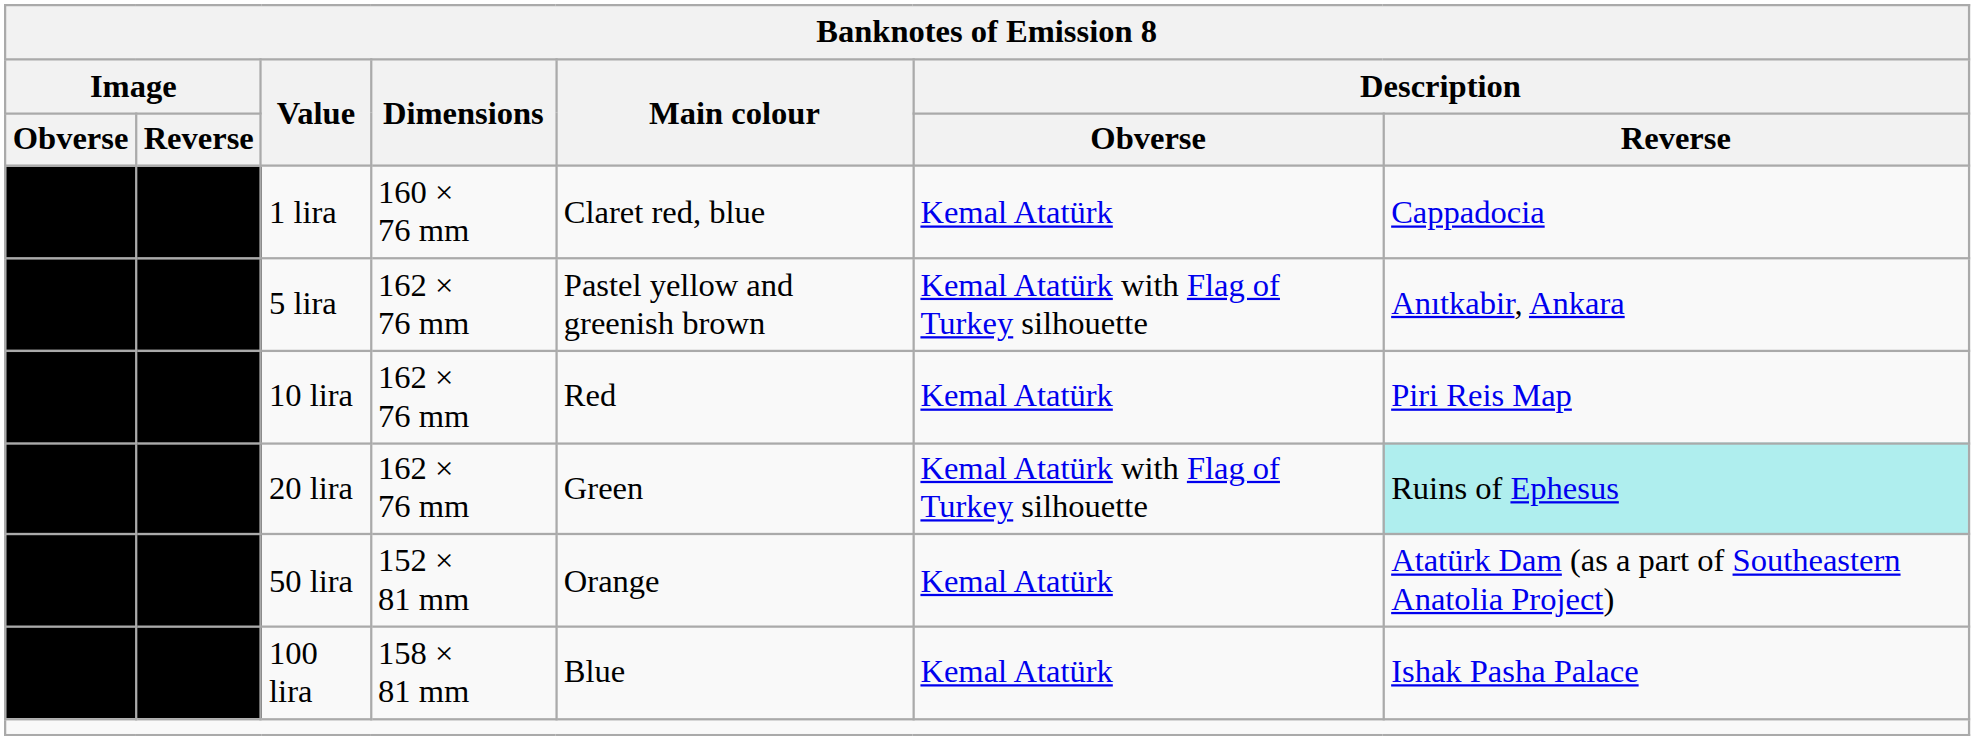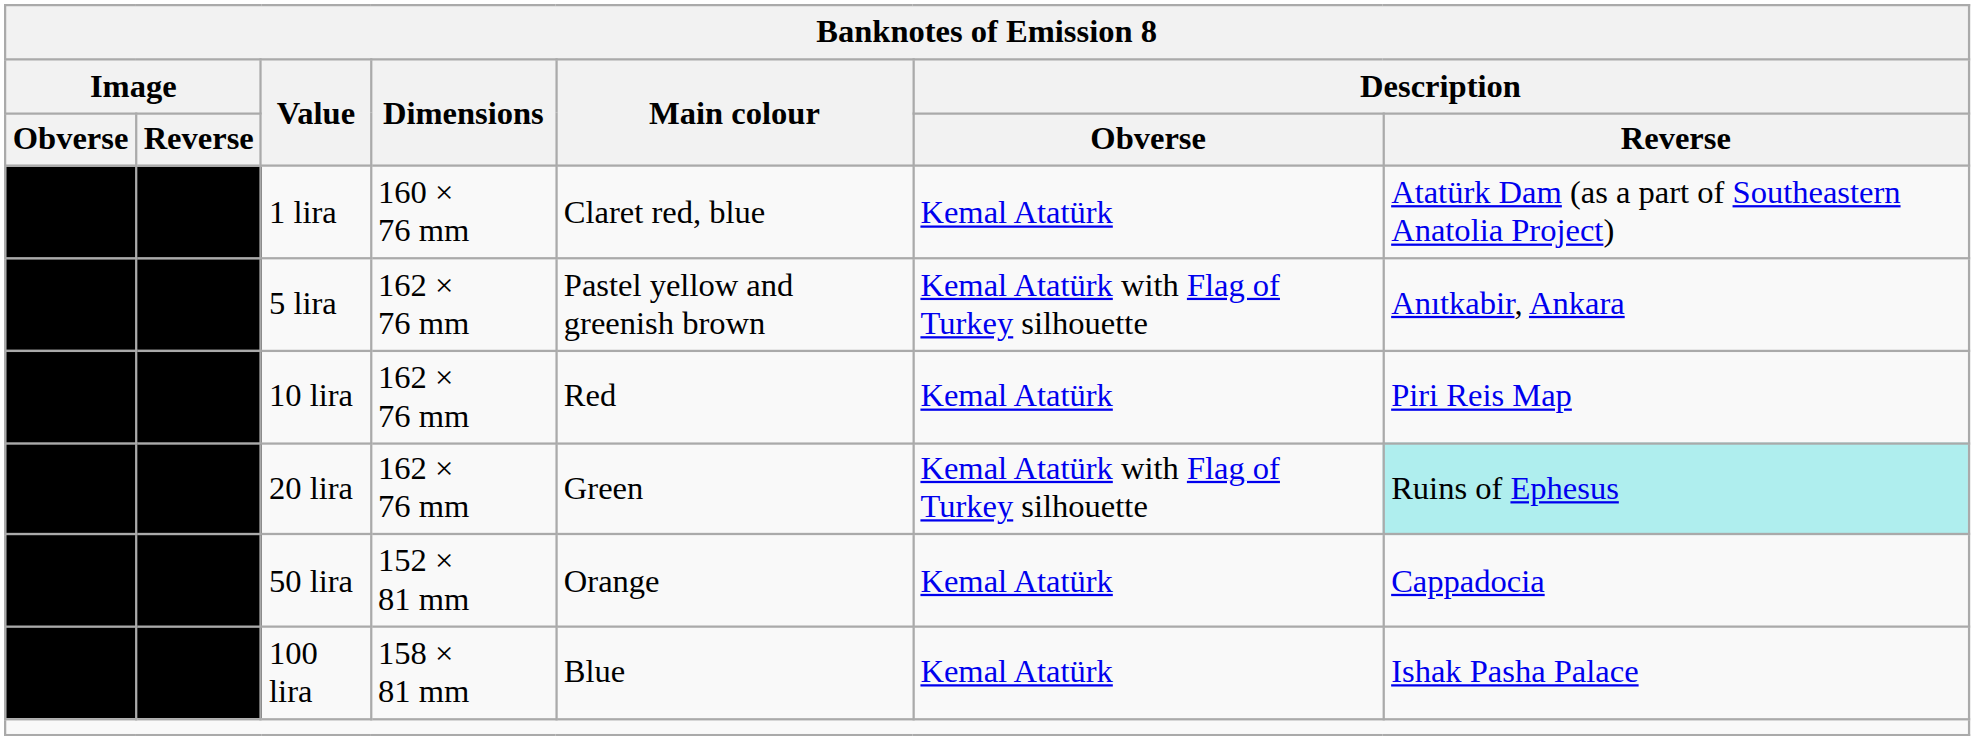(1468, 211) Cappadocia -> (1646, 211) Atatürk Dam (as a part of Southeastern Anatolia Project)
(1646, 580) Atatürk Dam (as a part of Southeastern Anatolia Project) -> (1468, 580) Cappadocia
